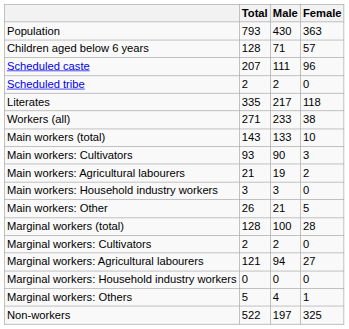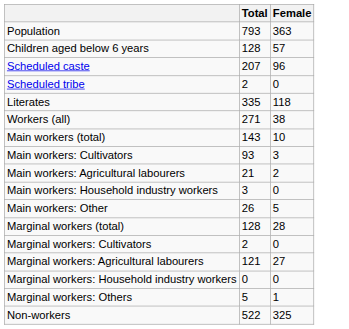- column: (285, 13)
